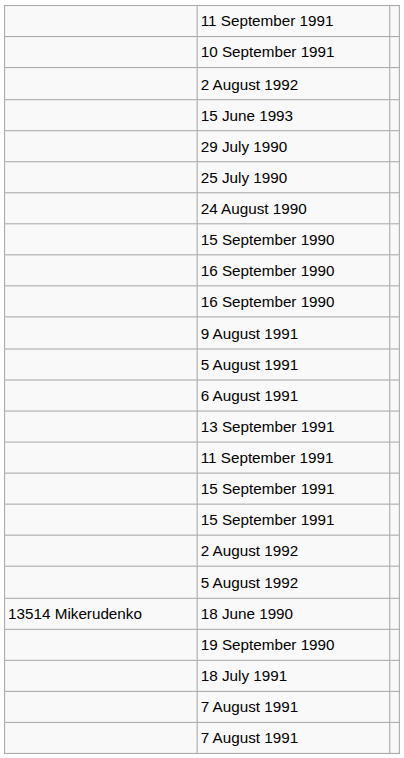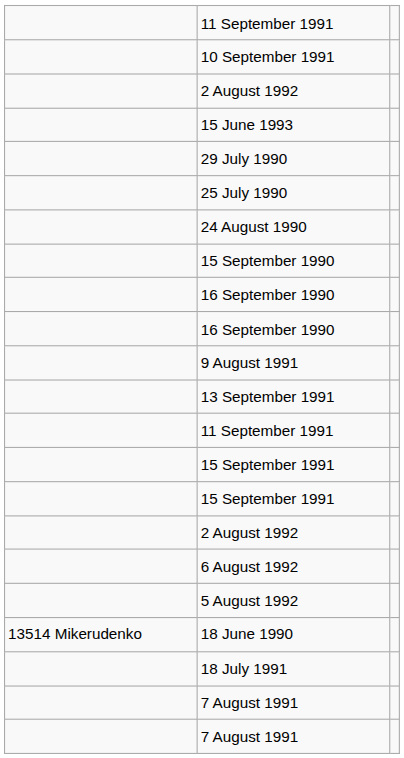- row: (101, 364)
- row: (101, 395)
+ row: (101, 567)
- row: (101, 645)
